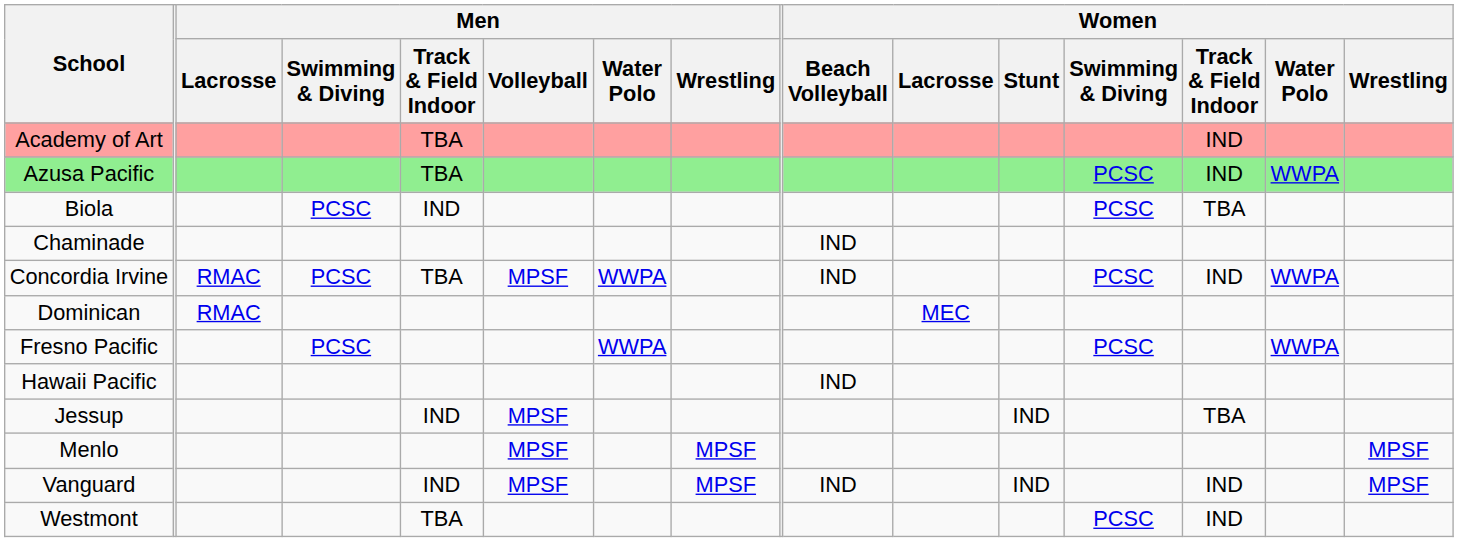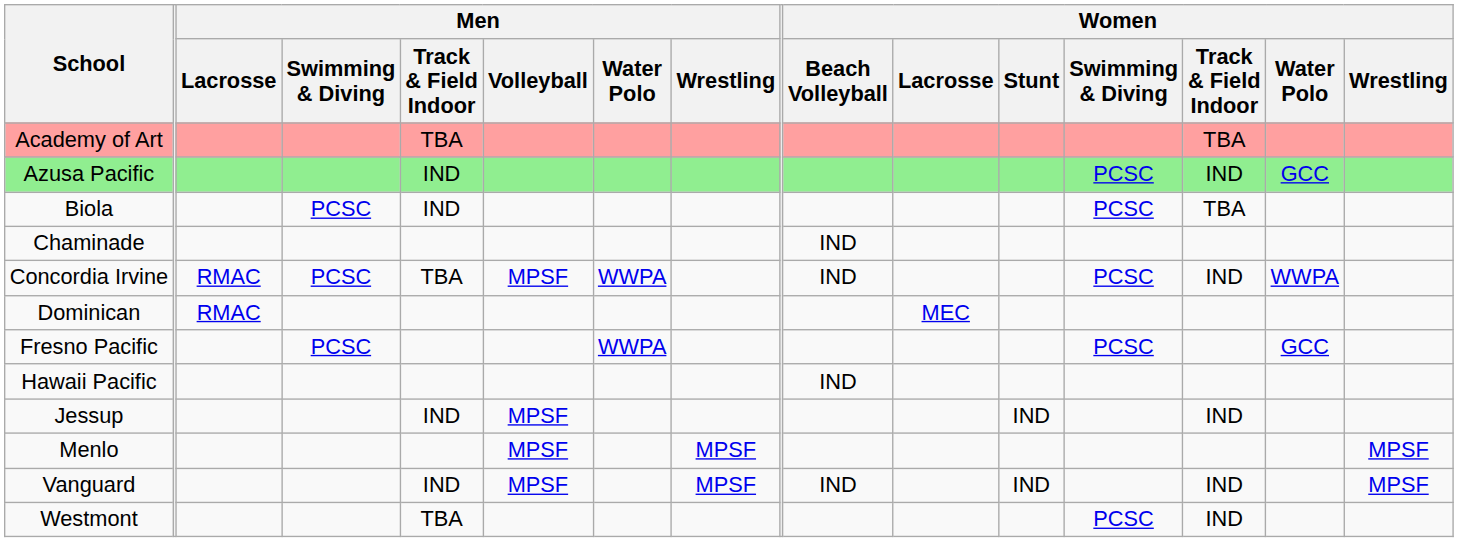(1224, 139) IND -> (1224, 139) TBA
(442, 174) TBA -> (442, 174) IND
(1305, 174) WWPA -> (1305, 174) GCC
(1305, 346) WWPA -> (1305, 346) GCC
(1224, 415) TBA -> (1224, 415) IND
